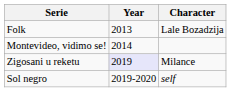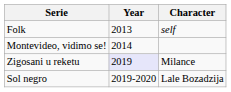(192, 29) Lale Bozadzija -> (168, 29) self
(168, 78) self -> (192, 78) Lale Bozadzija
